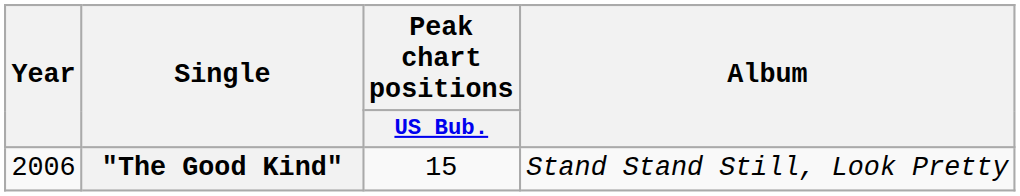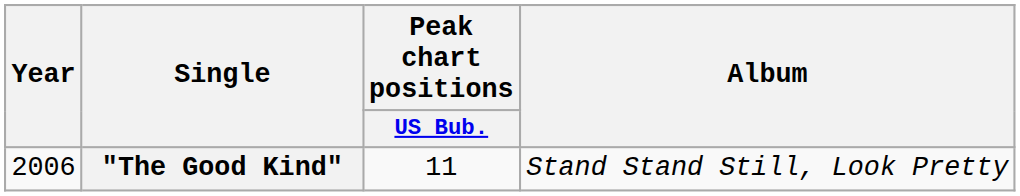(441, 168) 15 -> (441, 168) 11
